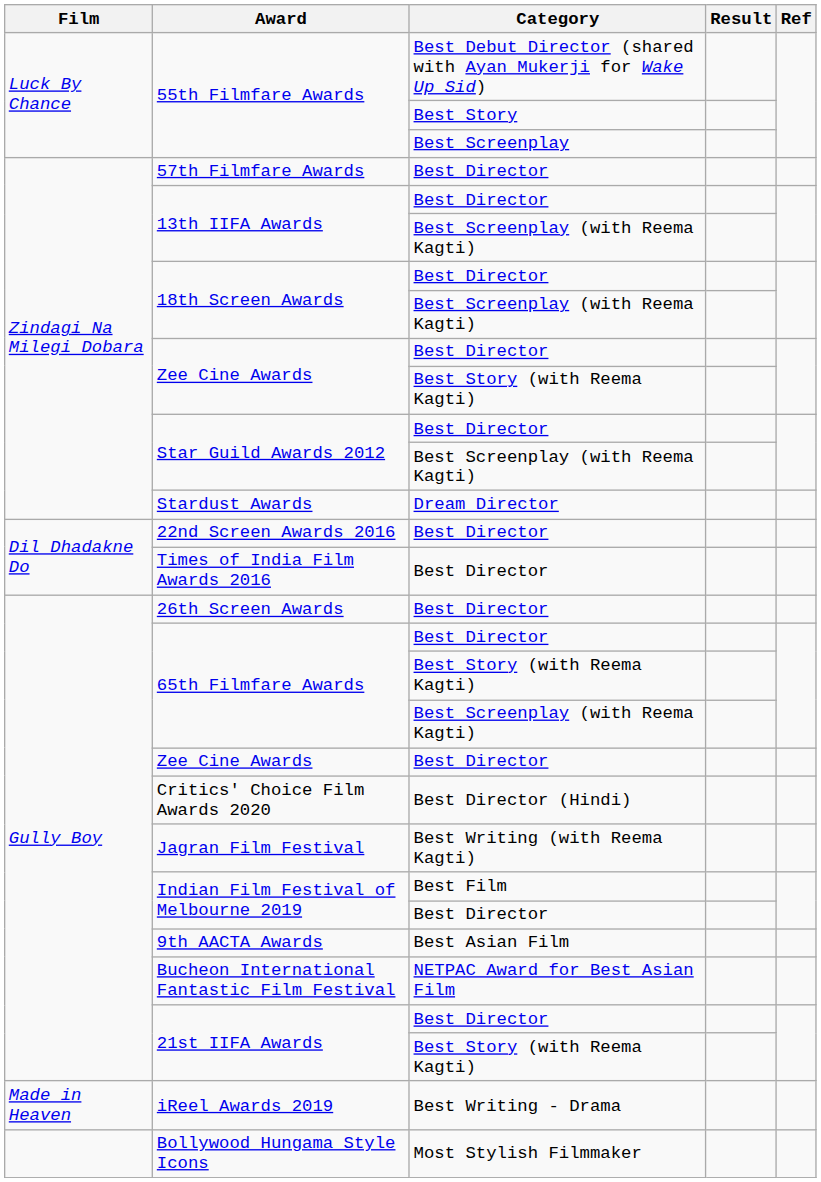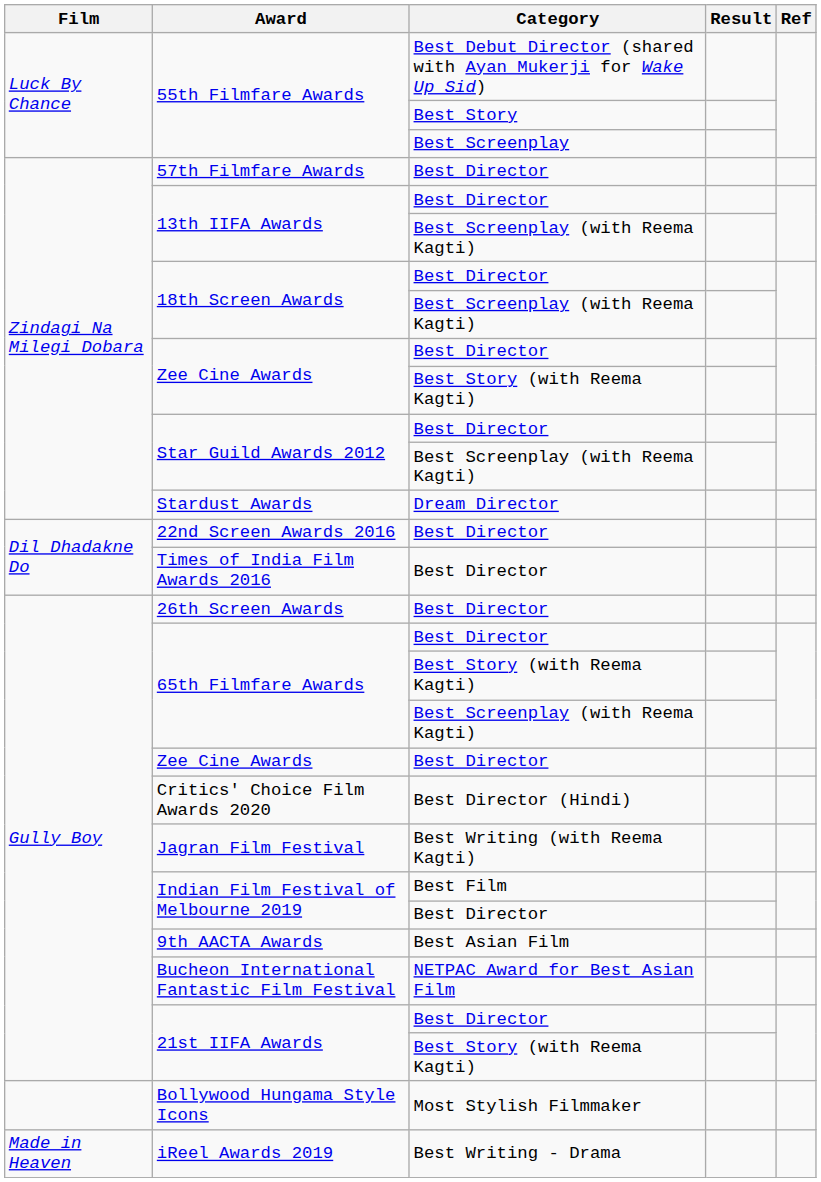rows swapped: (245, 1105) <-> (276, 1153)
